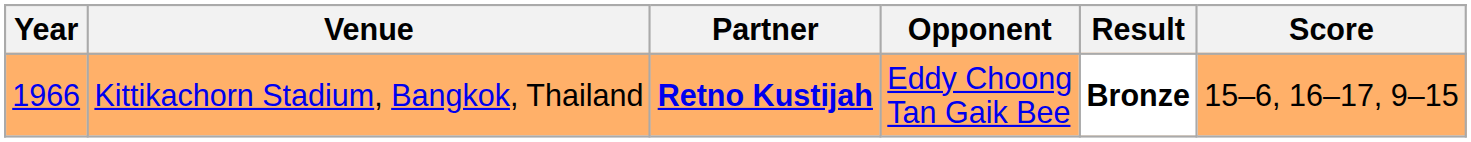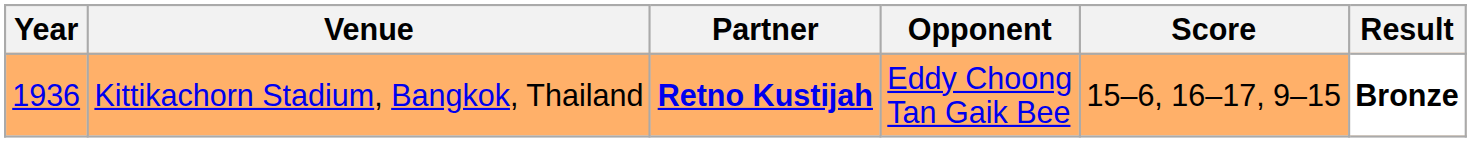columns swapped: (1331, 30) <-> (1138, 30)
(46, 95) 1966 -> (46, 95) 1936
